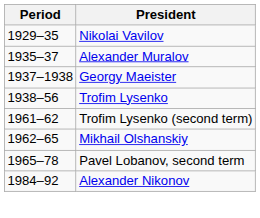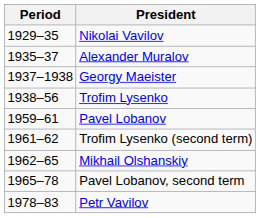+ row: (123, 118)
+ row: (114, 202)
- row: (134, 181)
